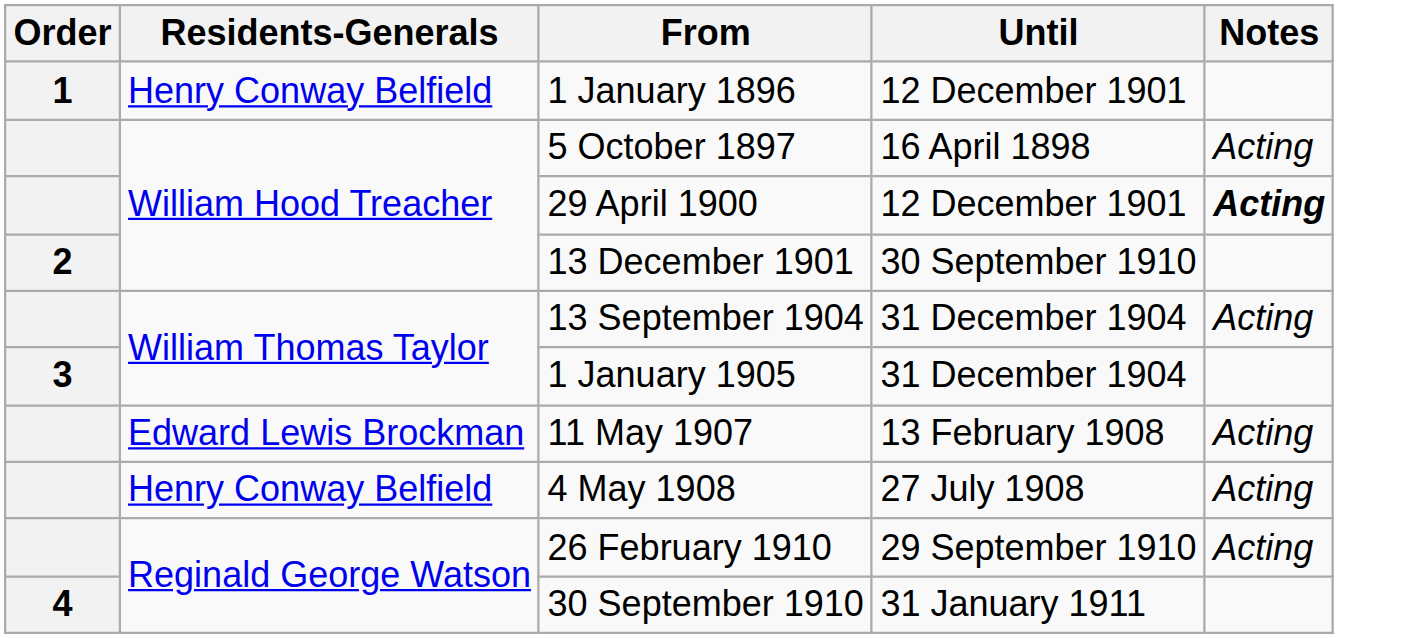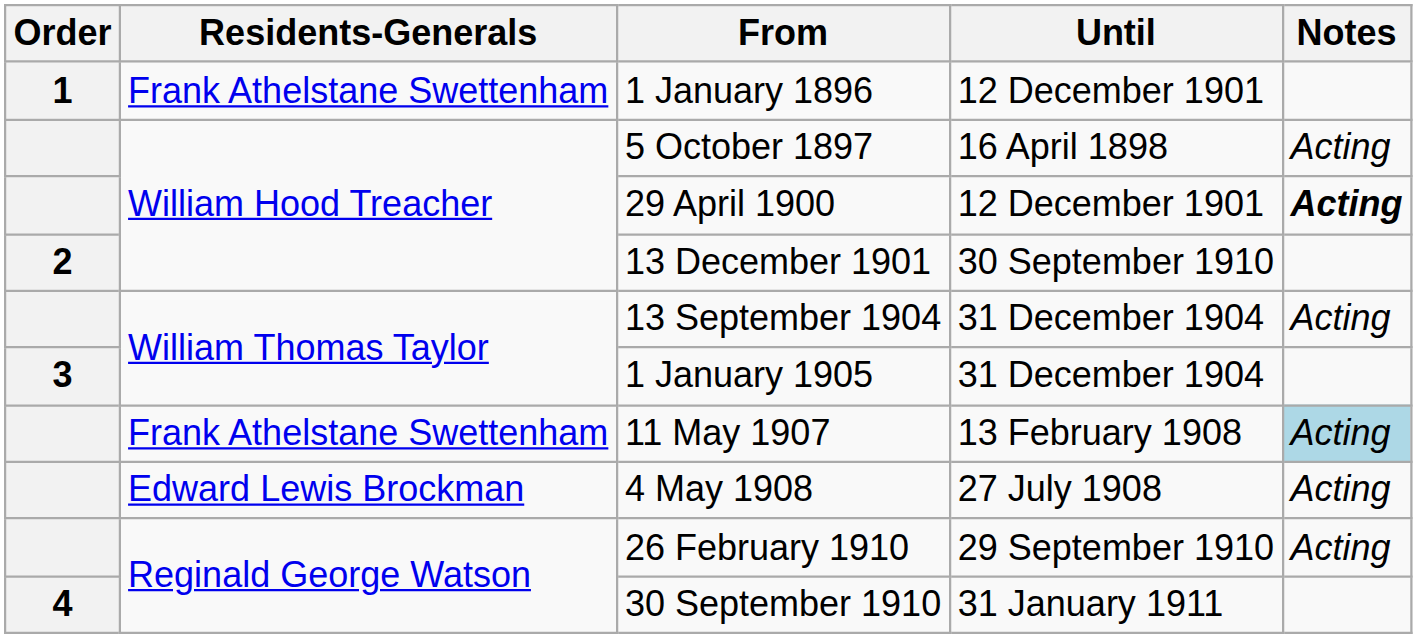(310, 90) Henry Conway Belfield -> (368, 90) Frank Athelstane Swettenham
(326, 432) Edward Lewis Brockman -> (368, 432) Frank Athelstane Swettenham
(1263, 432) no background -> (1341, 432) lightblue background
(310, 489) Henry Conway Belfield -> (326, 489) Edward Lewis Brockman
